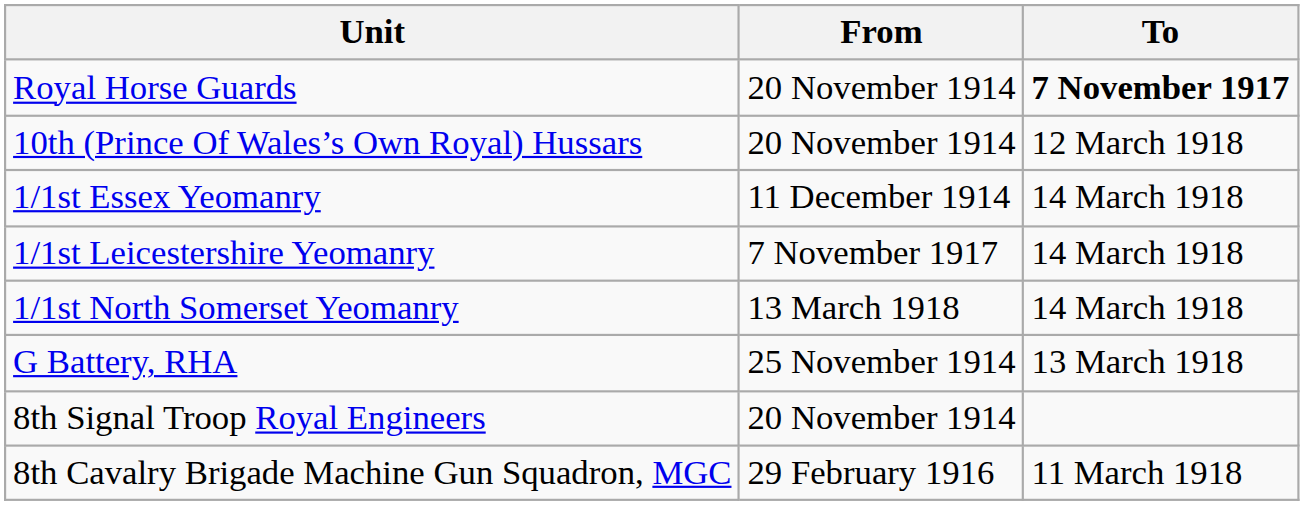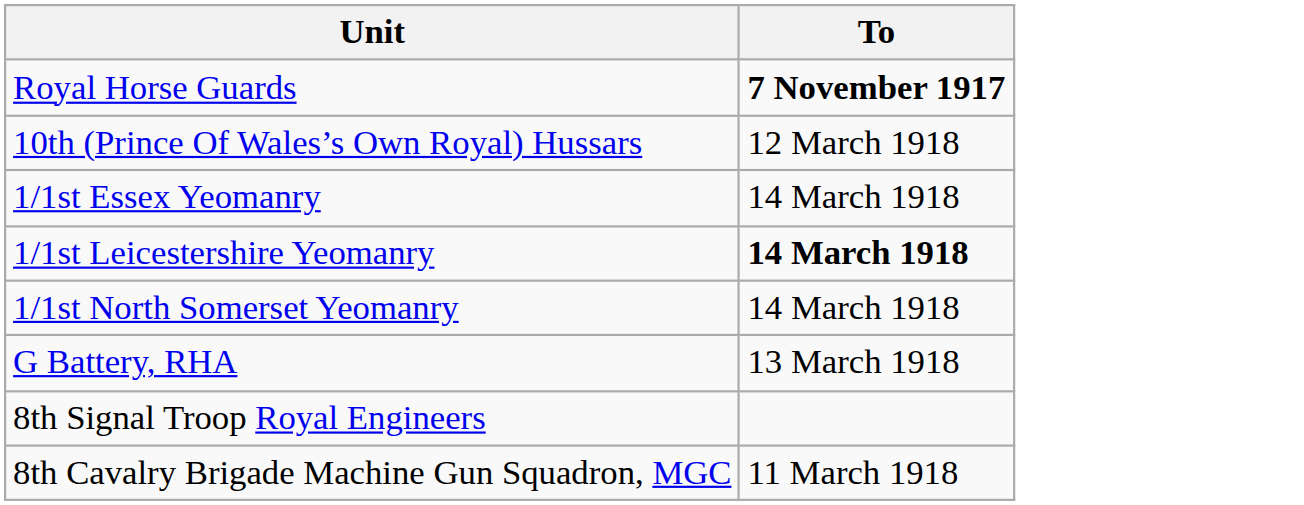- column: (882, 32)
(1138, 252) normal -> (858, 252) bold
